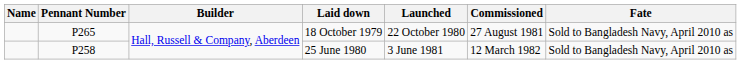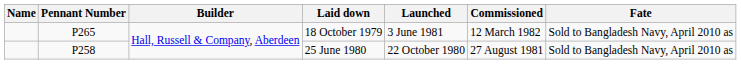(426, 31) 22 October 1980 -> (415, 31) 3 June 1981
(507, 31) 27 August 1981 -> (505, 31) 12 March 1982
(415, 50) 3 June 1981 -> (426, 50) 22 October 1980
(505, 50) 12 March 1982 -> (507, 50) 27 August 1981
